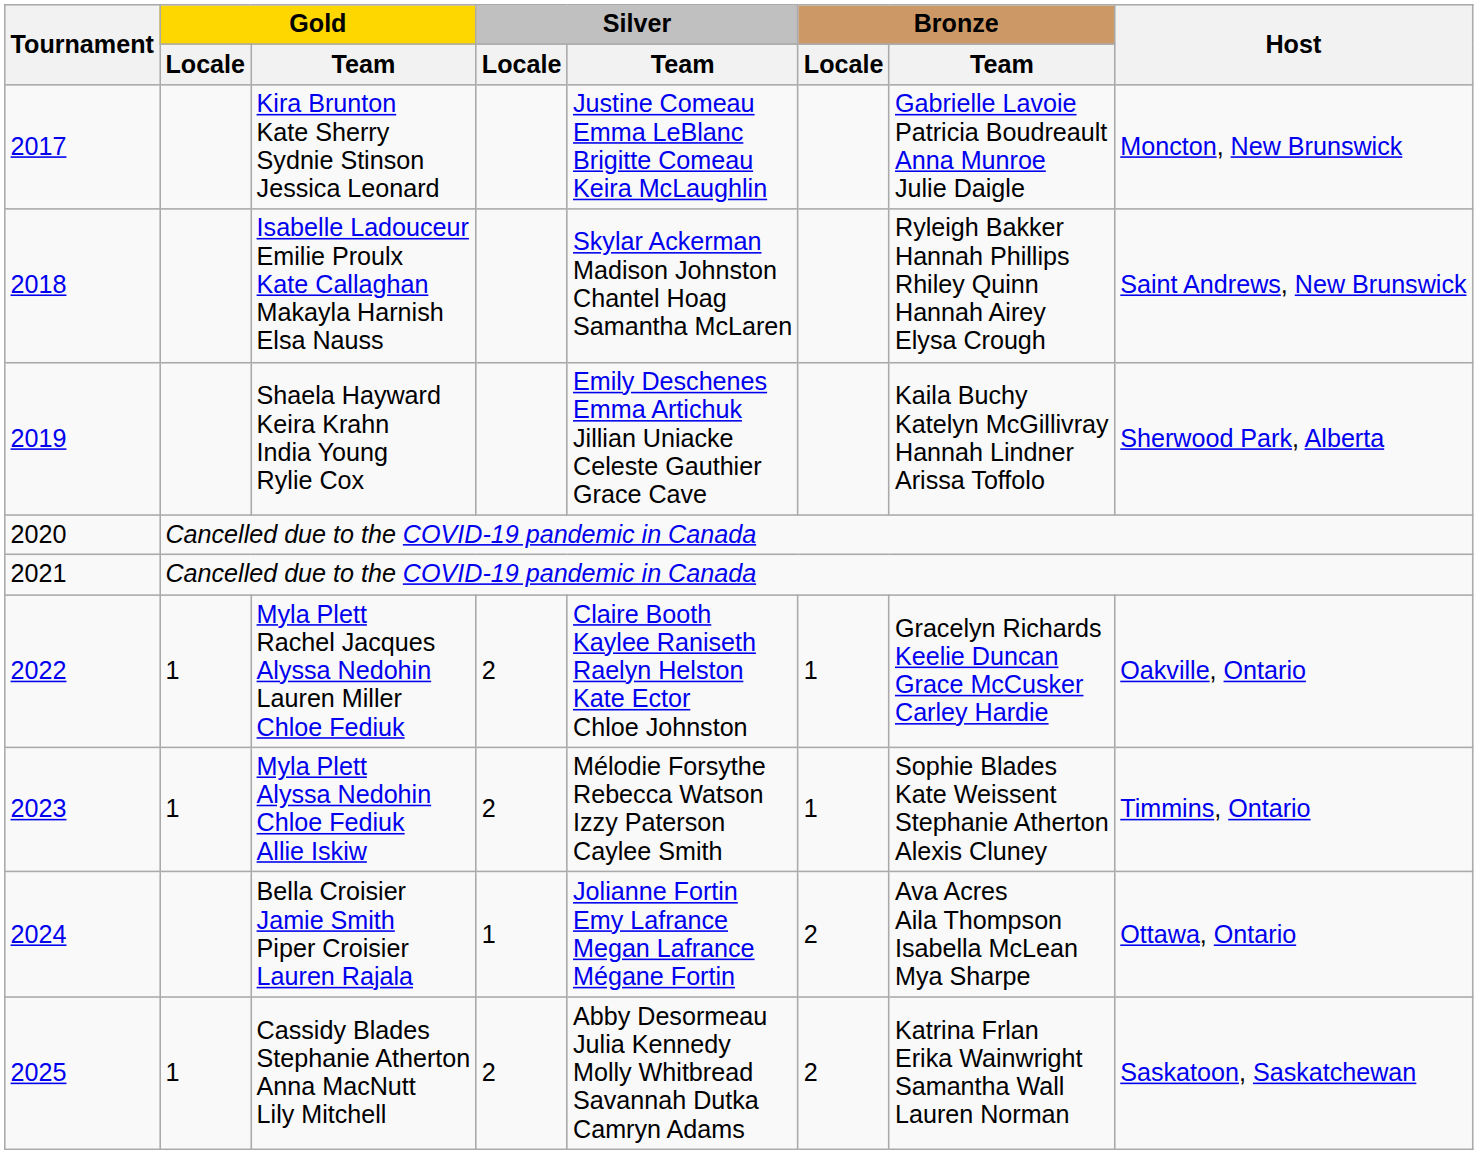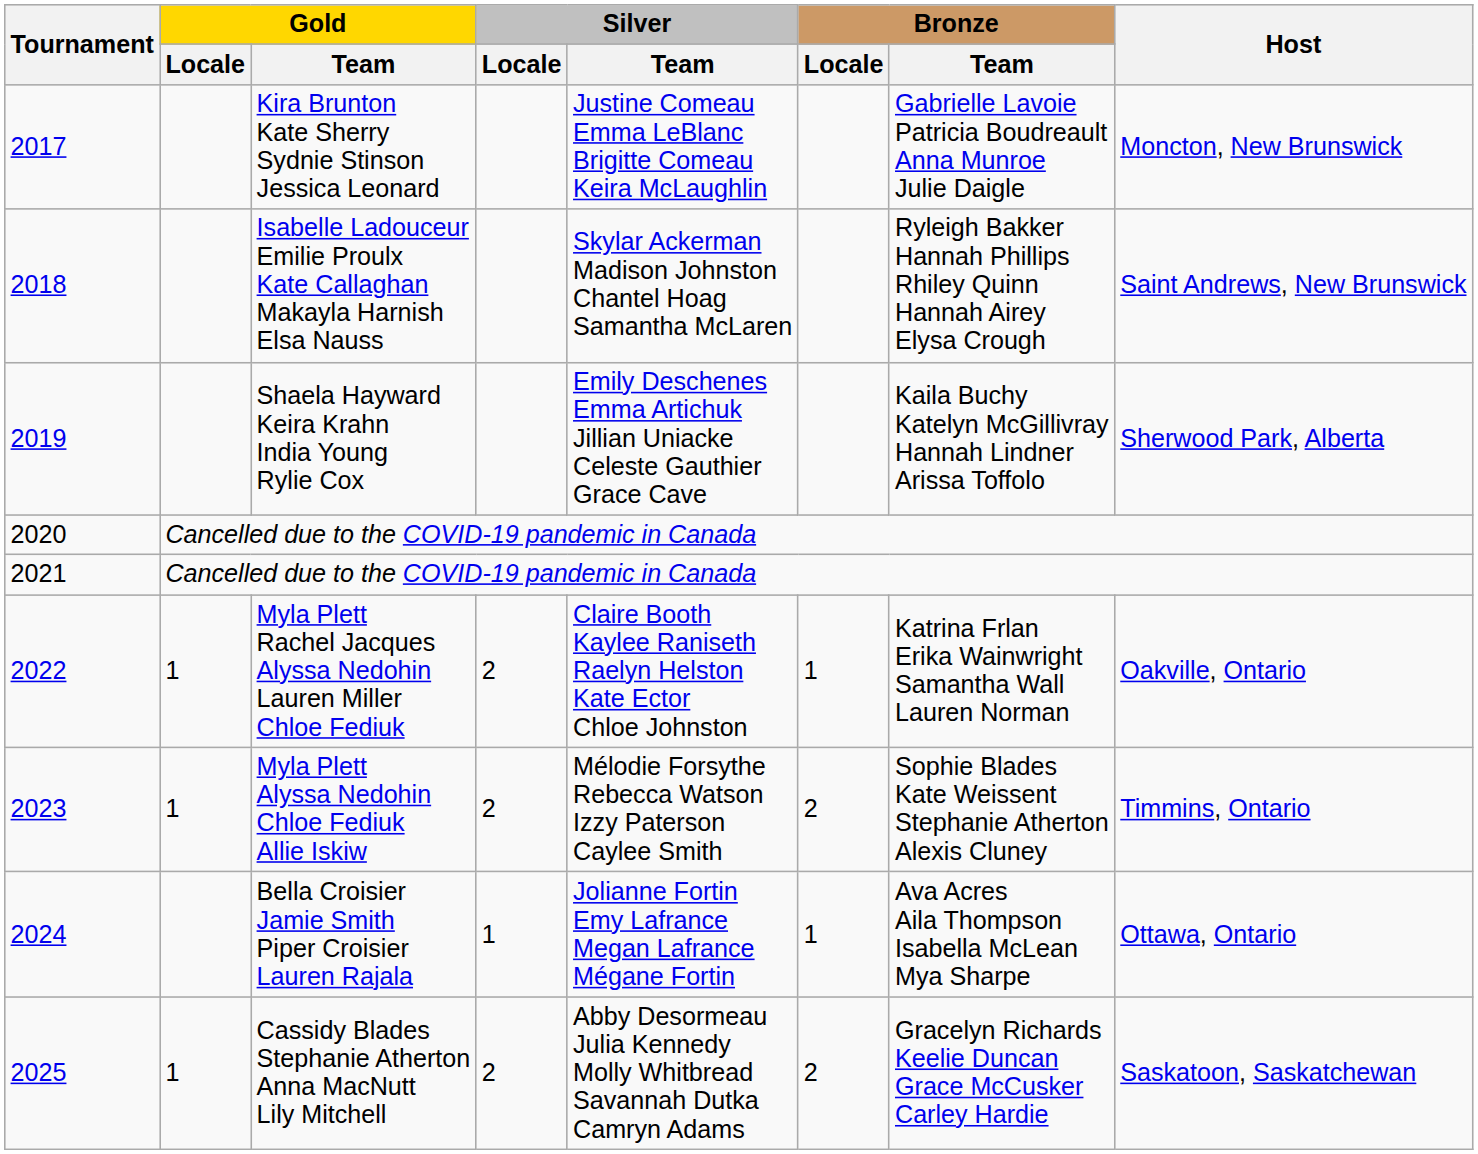(998, 670) Gracelyn Richards Keelie Duncan Grace McCusker Carley Hardie -> (989, 670) Katrina Frlan Erika Wainwright Samantha Wall Lauren Norman
(811, 809) 1 -> (811, 809) 2
(811, 934) 2 -> (811, 934) 1
(989, 1072) Katrina Frlan Erika Wainwright Samantha Wall Lauren Norman -> (998, 1072) Gracelyn Richards Keelie Duncan Grace McCusker Carley Hardie
